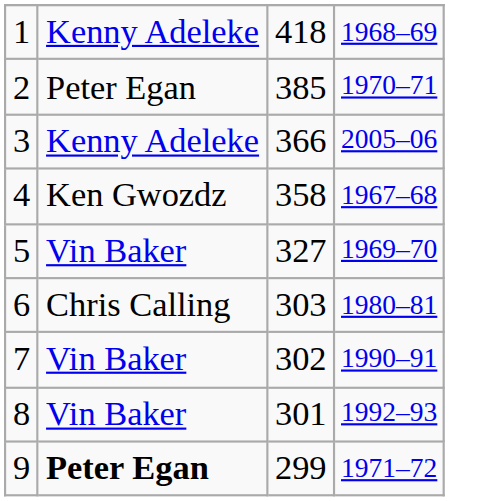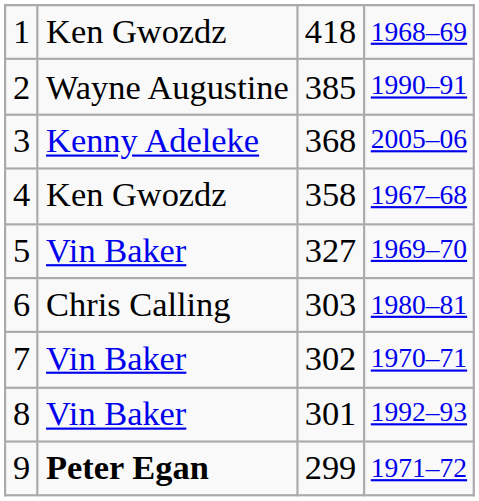(153, 31) Kenny Adeleke -> (136, 31) Ken Gwozdz
(121, 86) Peter Egan -> (167, 86) Wayne Augustine
(389, 86) 1970–71 -> (419, 86) 1990–91
(301, 140) 366 -> (330, 140) 368
(389, 359) 1990–91 -> (419, 359) 1970–71
